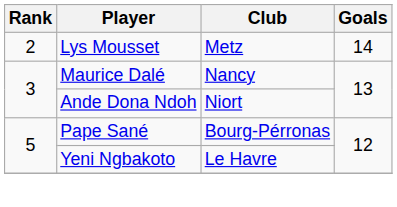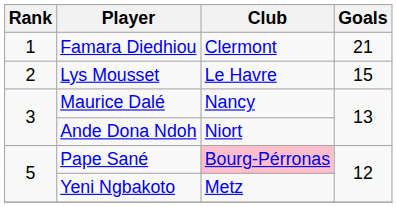+ row: (128, 46)
(224, 46) Metz -> (241, 74) Le Havre
(363, 46) 14 -> (363, 74) 15
(267, 131) no background -> (267, 159) pink background
(241, 159) Le Havre -> (224, 187) Metz
